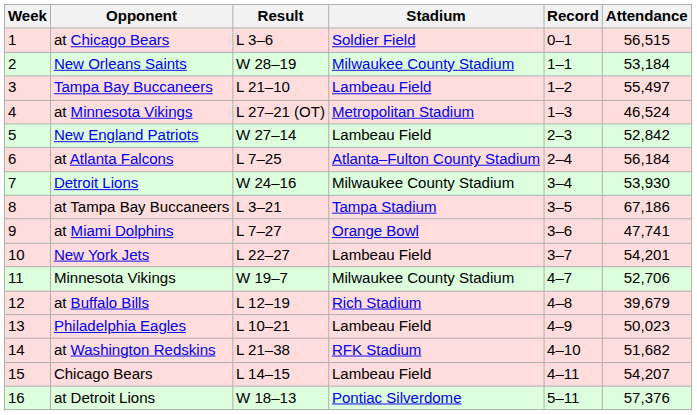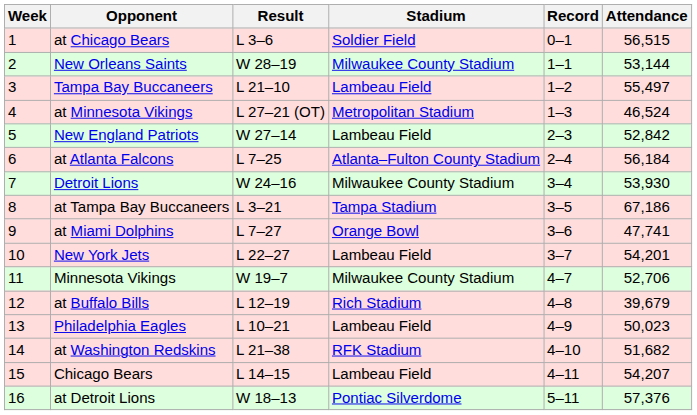(647, 64) 53,184 -> (647, 64) 53,144
